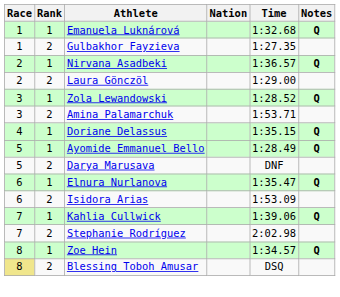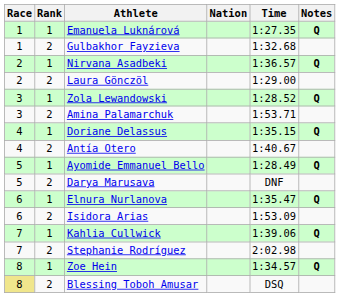(274, 30) 1:32.68 -> (274, 30) 1:27.35
(274, 47) 1:27.35 -> (274, 47) 1:32.68
+ row: (101, 148)
